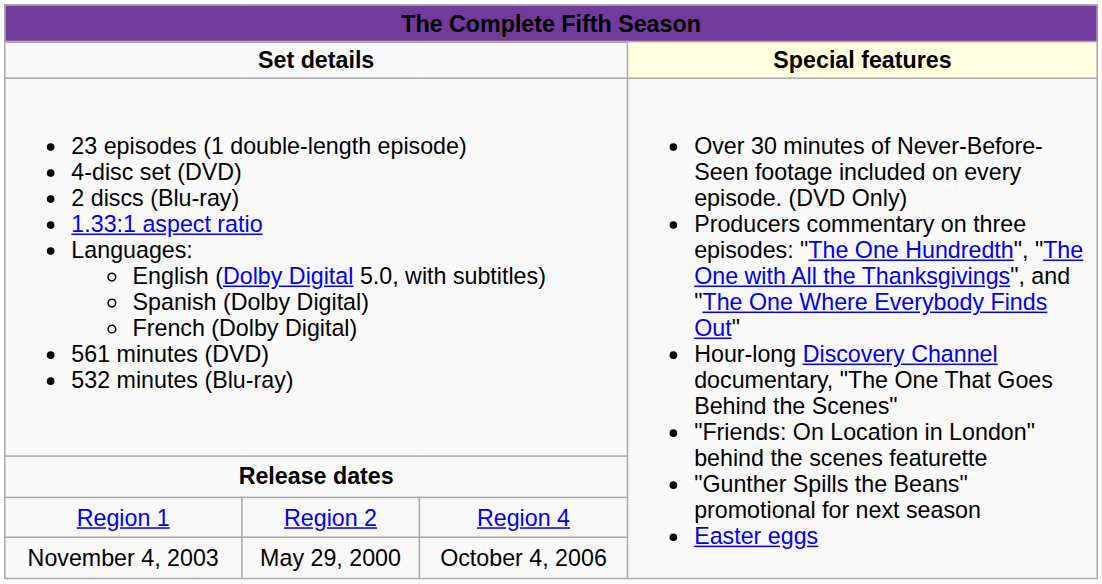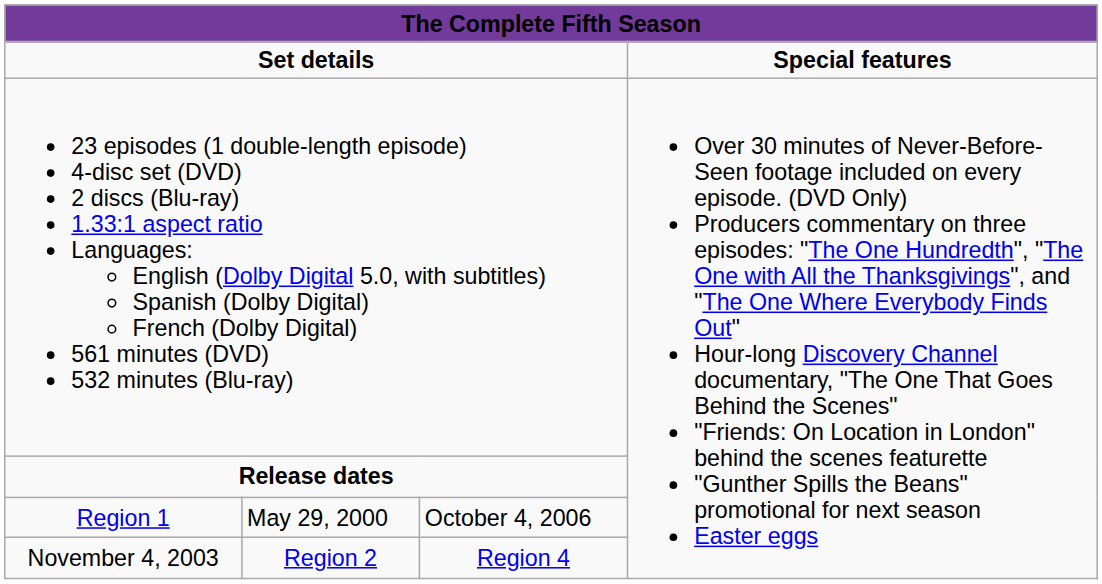(862, 60) lightyellow background -> (862, 60) no background
(331, 517) Region 2 -> (317, 517) May 29, 2000
(523, 517) Region 4 -> (508, 517) October 4, 2006
(331, 558) May 29, 2000 -> (331, 558) Region 2
(523, 558) October 4, 2006 -> (523, 558) Region 4
